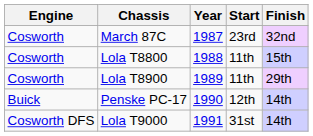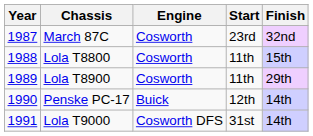columns swapped: (208, 15) <-> (51, 15)
